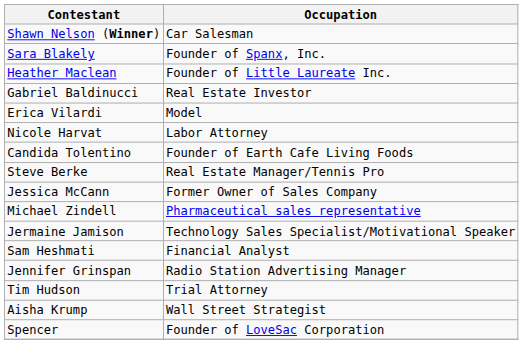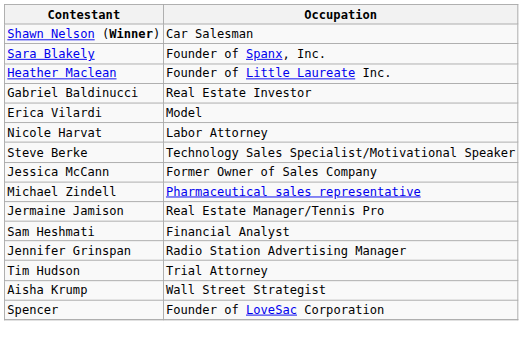- row: (69, 152)
(275, 172) Real Estate Manager/Tennis Pro -> (341, 152) Technology Sales Specialist/Motivational Speaker
(341, 231) Technology Sales Specialist/Motivational Speaker -> (275, 211) Real Estate Manager/Tennis Pro
